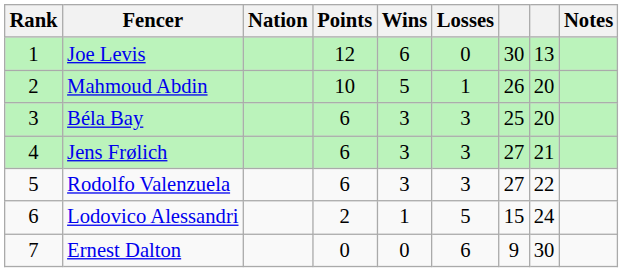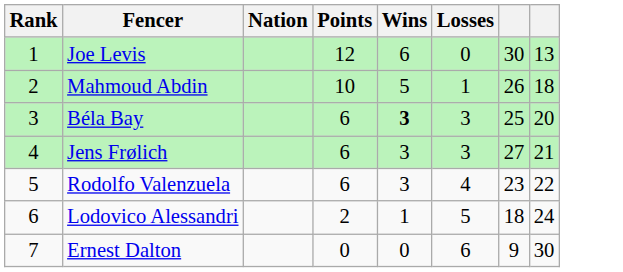- column: (589, 20)
(544, 86) 20 -> (544, 86) 18
(405, 119) normal -> (405, 119) bold
(465, 184) 3 -> (465, 184) 4
(514, 184) 27 -> (514, 184) 23
(514, 217) 15 -> (514, 217) 18
